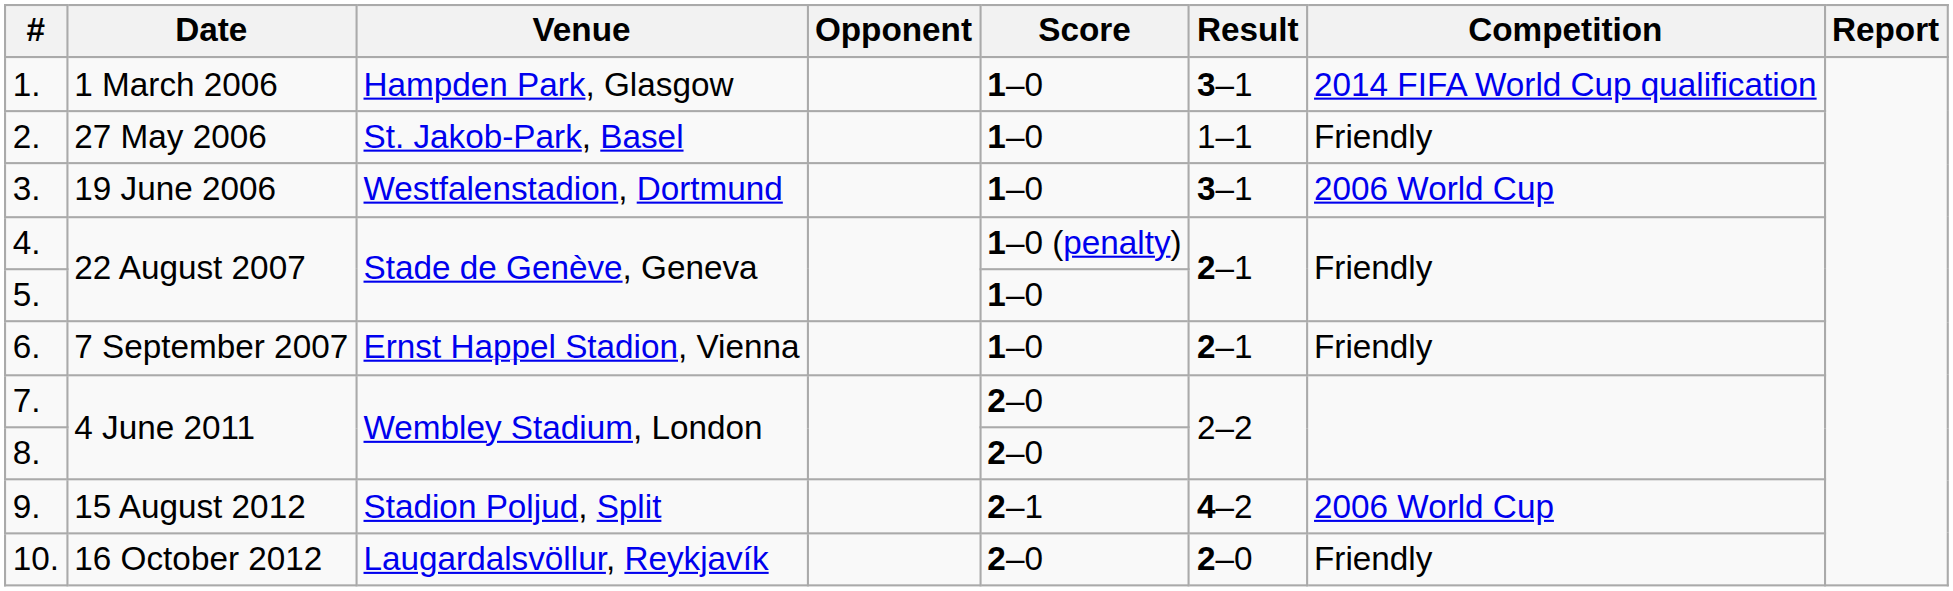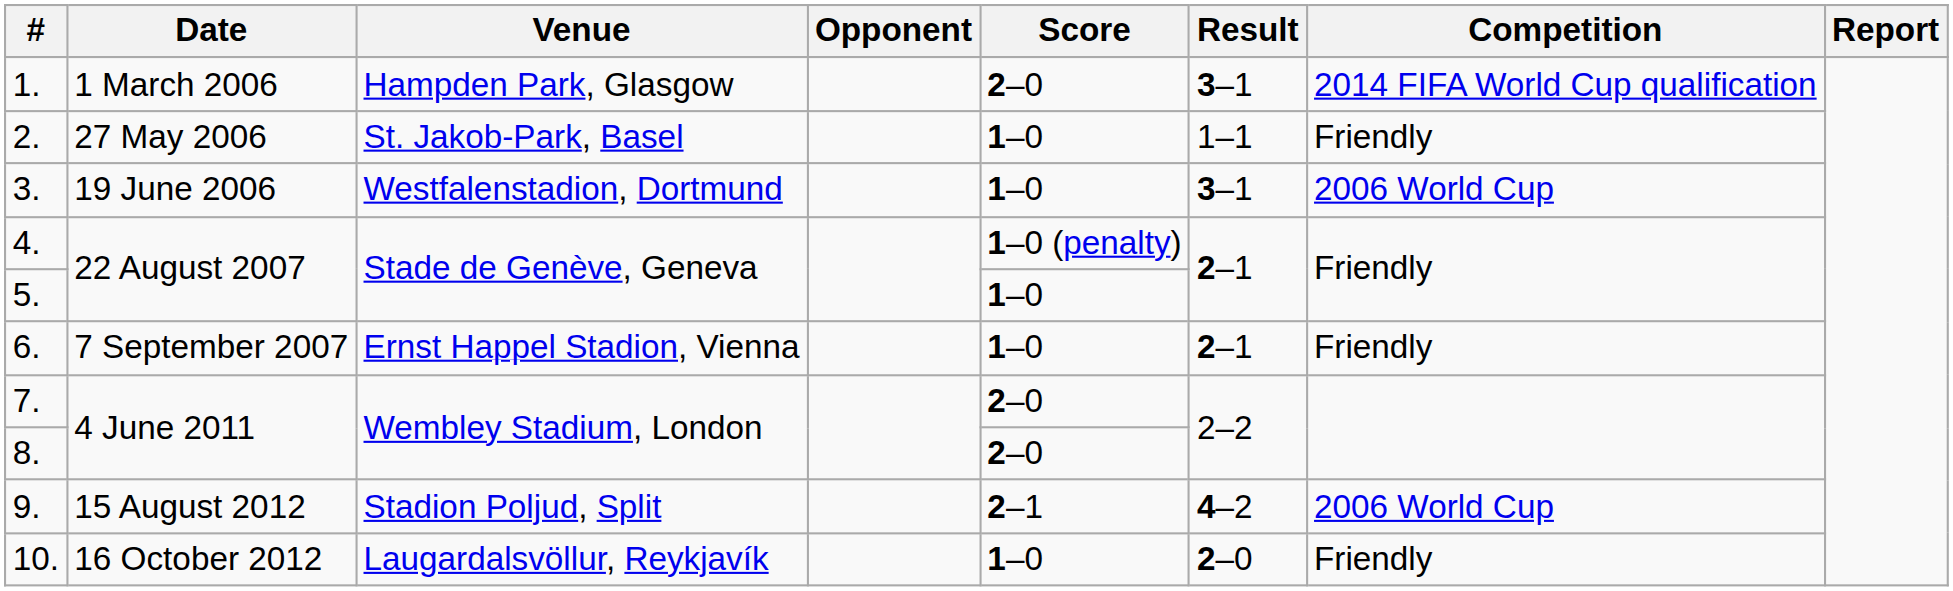(1015, 83) 1–0 -> (1015, 83) 2–0
(1015, 558) 2–0 -> (1015, 558) 1–0
